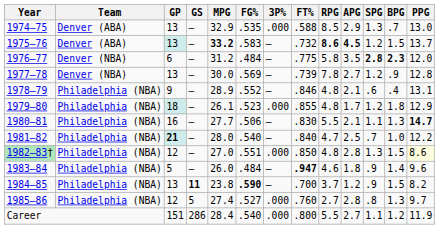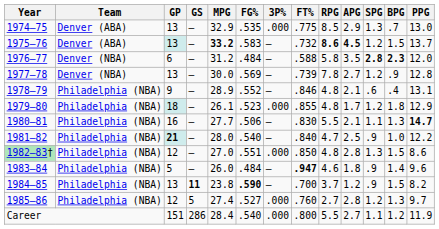(305, 28) .588 -> (305, 28) .775
(305, 59) .775 -> (305, 59) .588
(371, 138) .7 -> (371, 138) .9
(418, 153) lightyellow background -> (418, 153) no background
(371, 200) .8 -> (374, 200) 1.2
